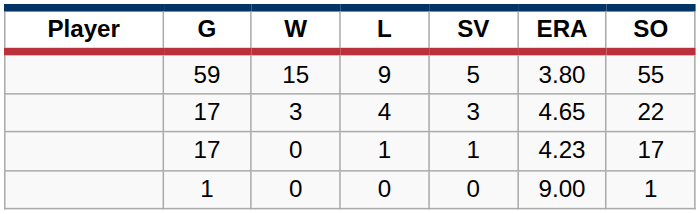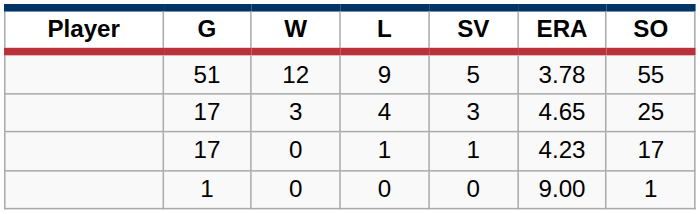(207, 74) 59 -> (207, 74) 51
(296, 74) 15 -> (296, 74) 12
(562, 74) 3.80 -> (562, 74) 3.78
(651, 112) 22 -> (651, 112) 25
